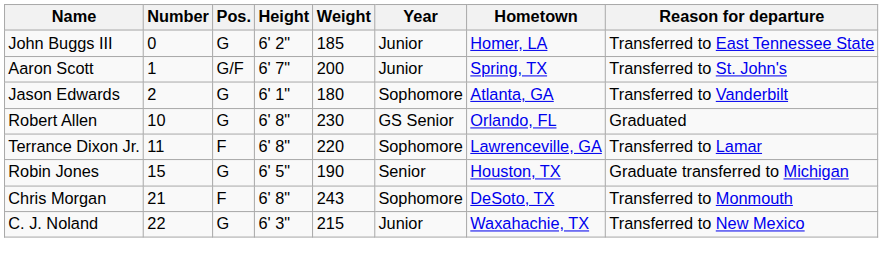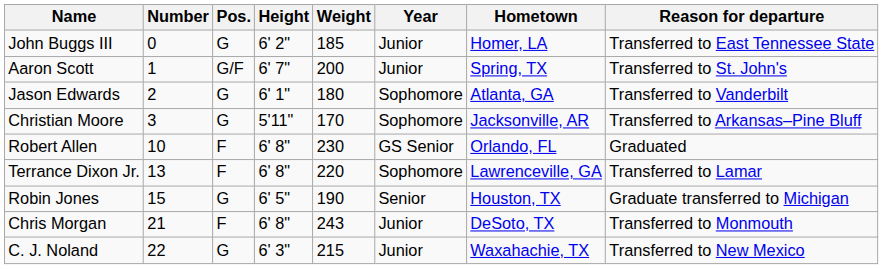+ row: (66, 120)
(223, 120) G -> (221, 146) F
(156, 146) 11 -> (156, 172) 13
(421, 198) Sophomore -> (401, 224) Junior
